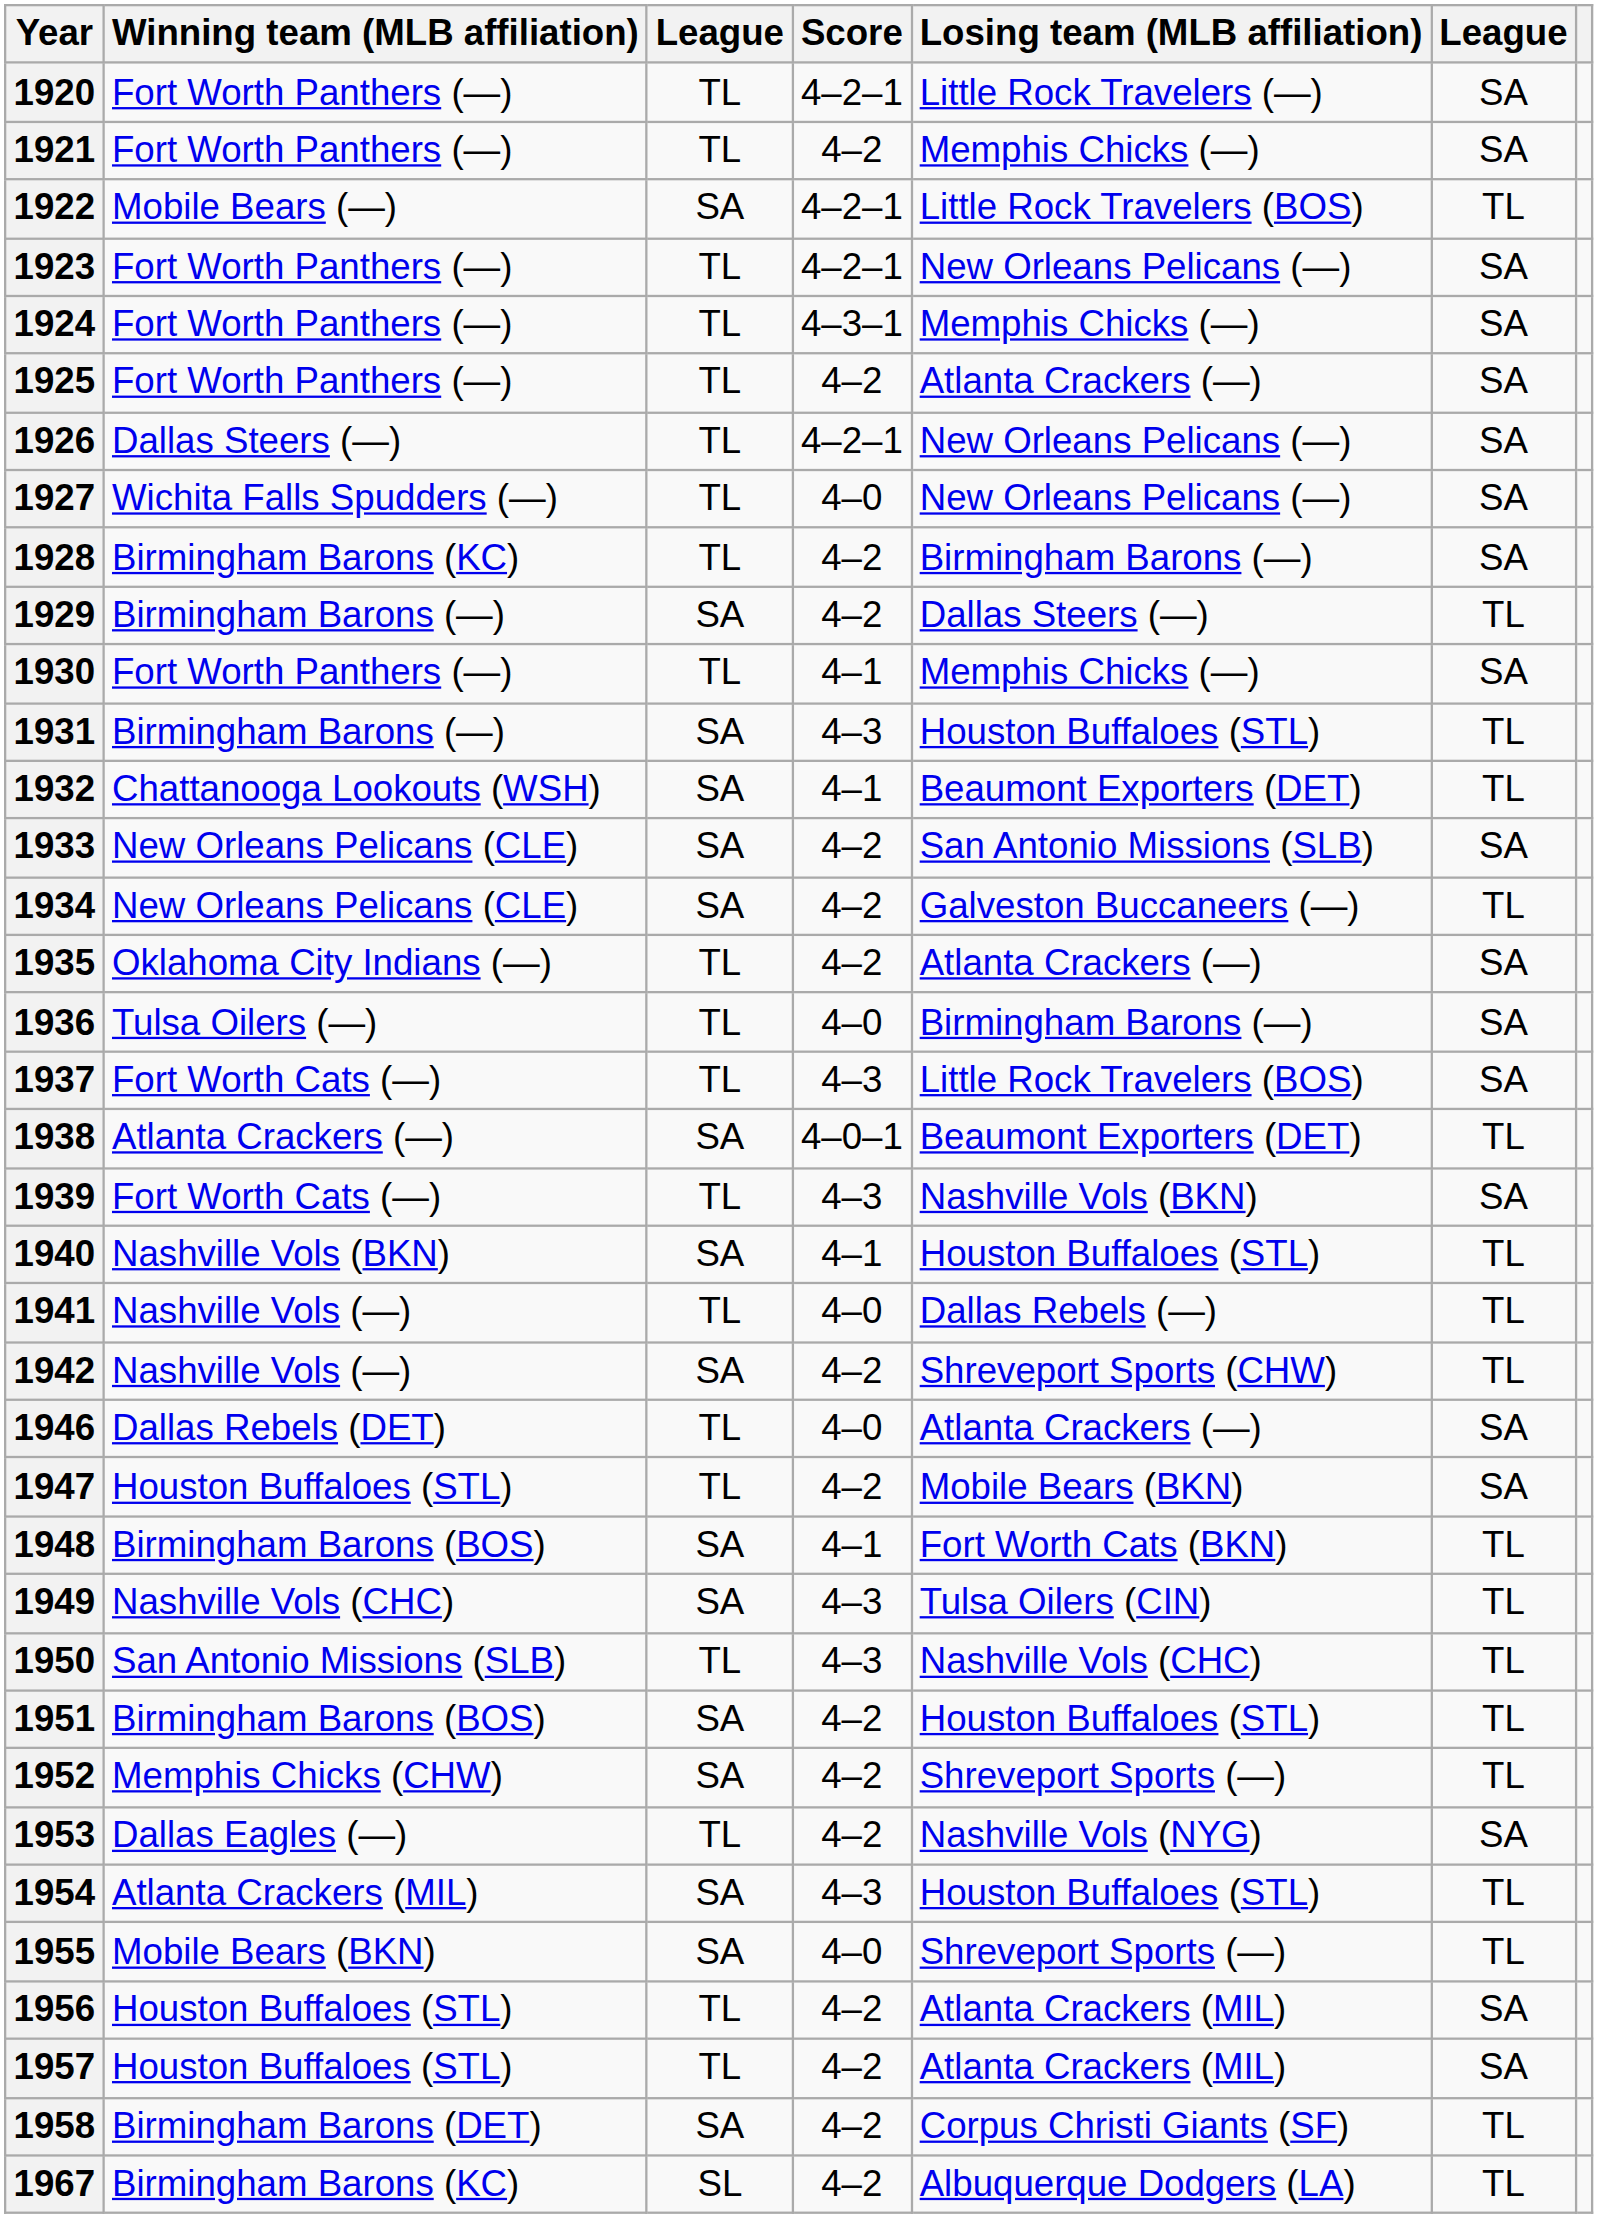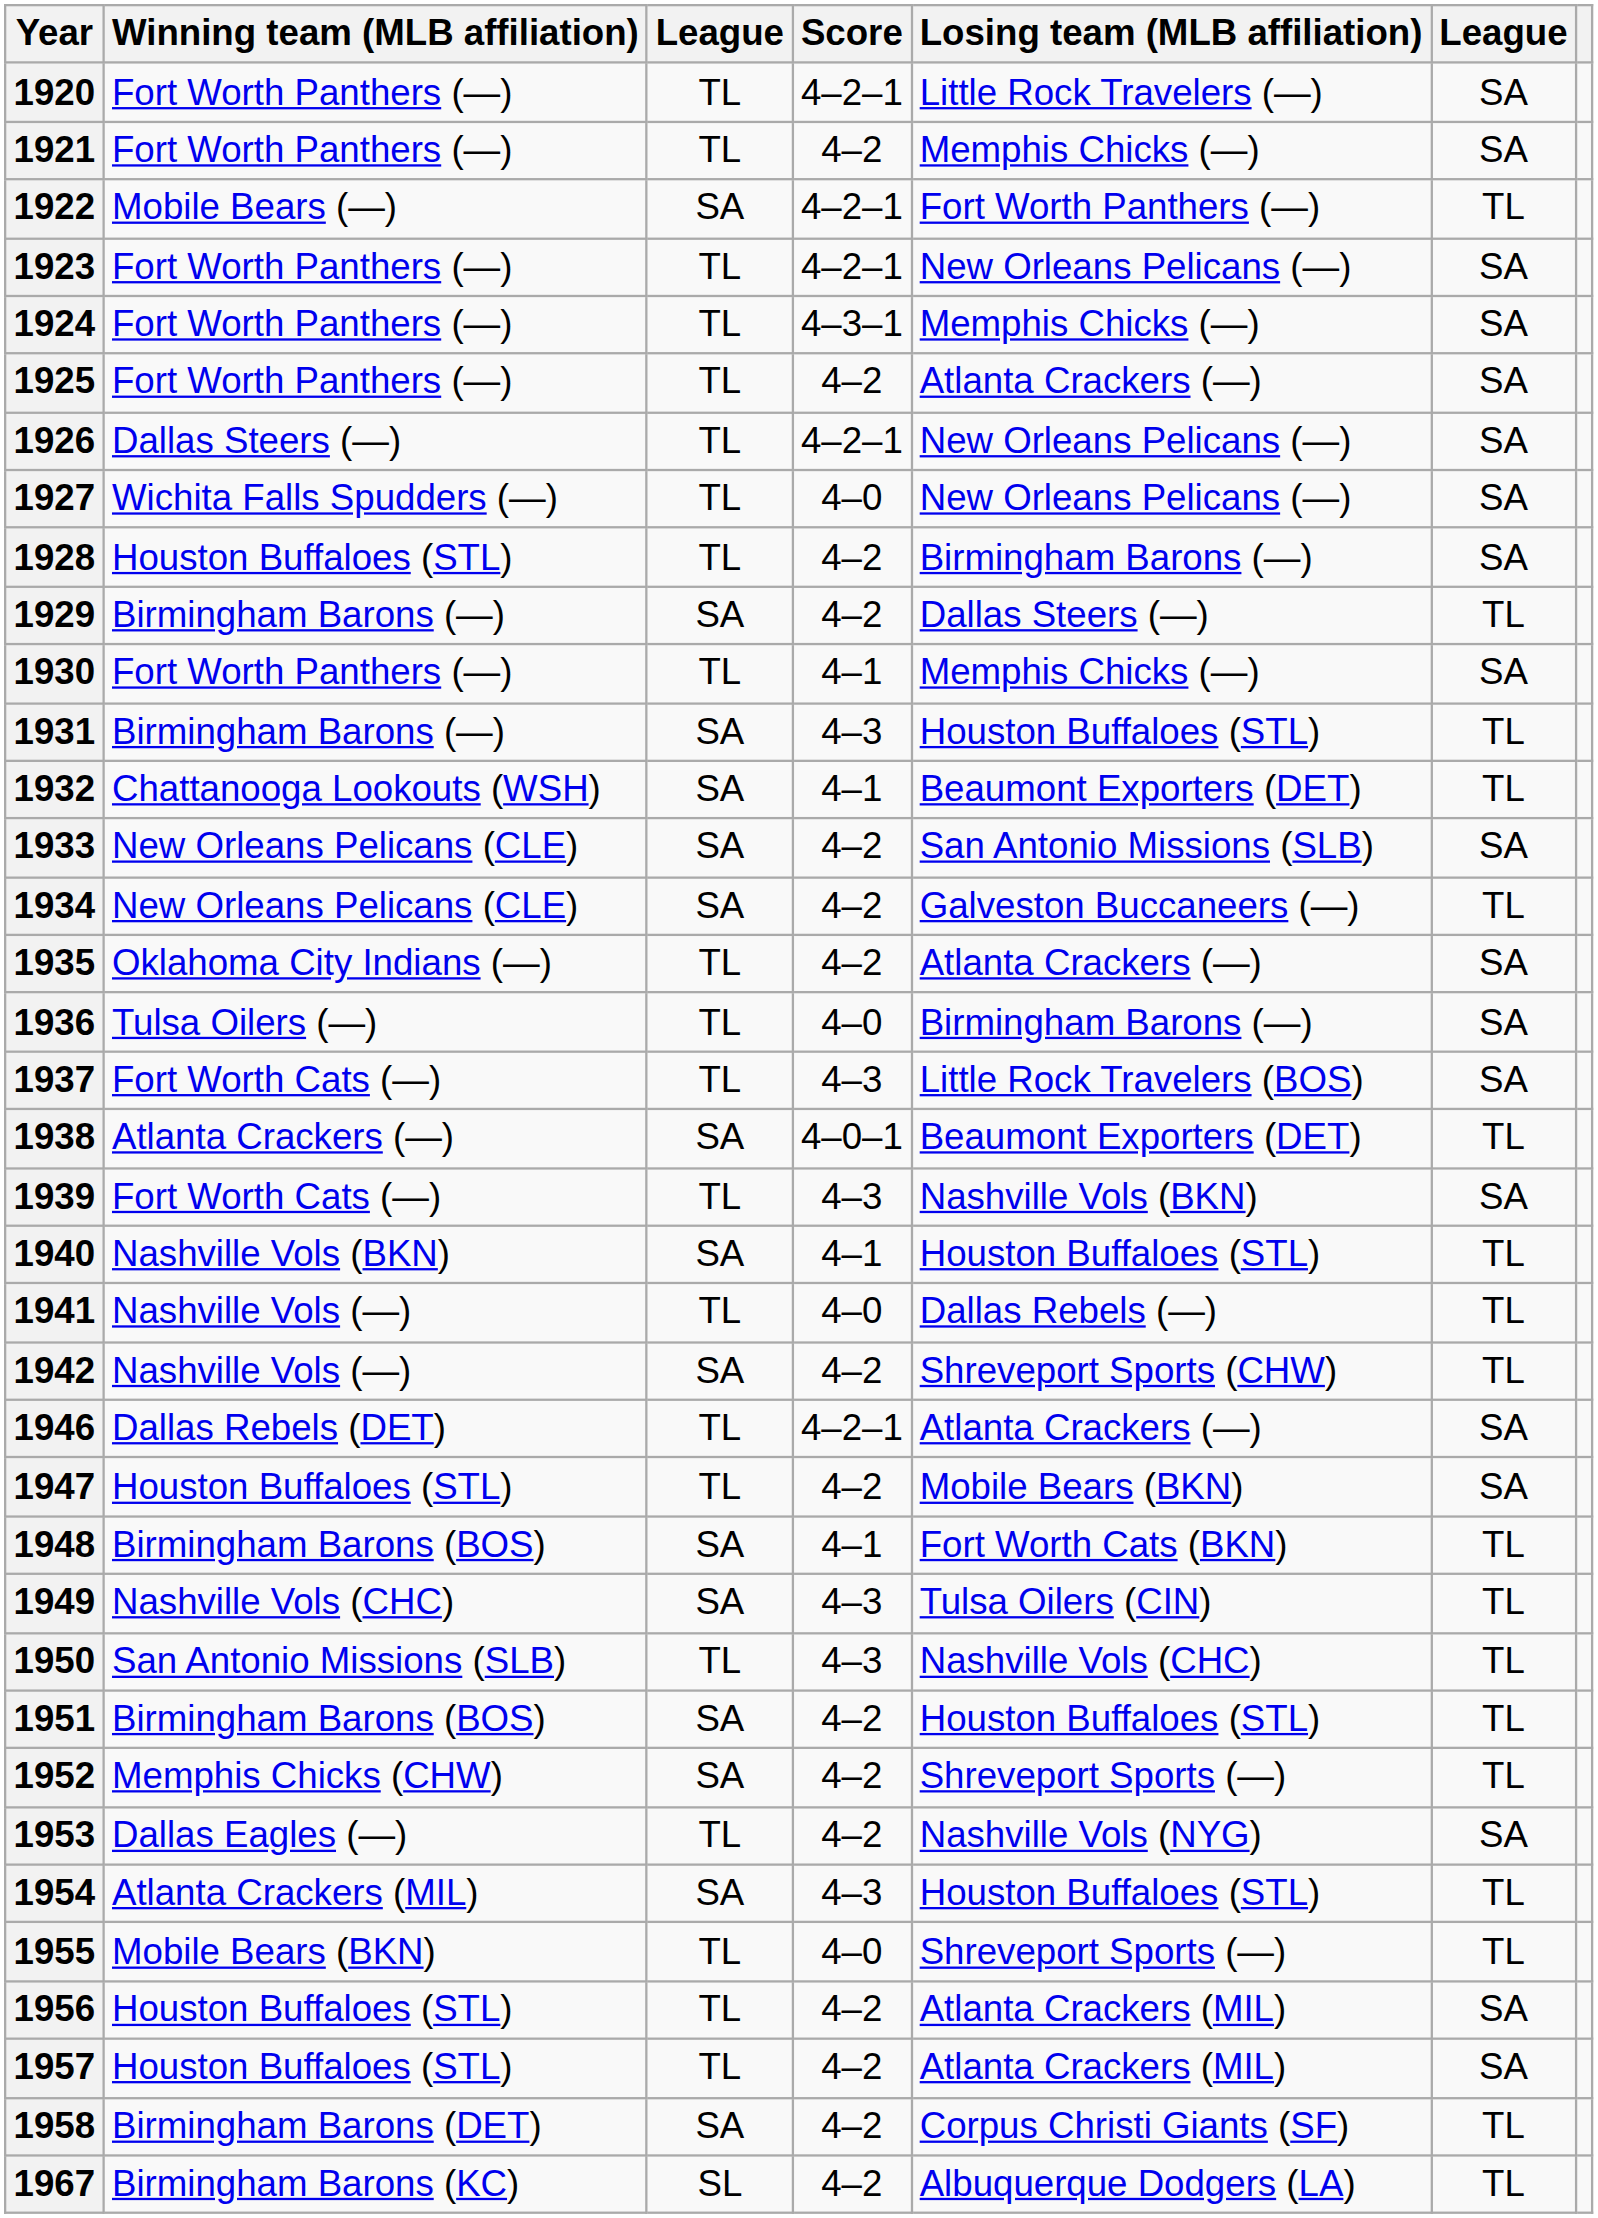(1142, 207) Little Rock Travelers (BOS) -> (1120, 207) Fort Worth Panthers (—)
(316, 556) Birmingham Barons (KC) -> (312, 556) Houston Buffaloes (STL)
(852, 1428) 4–0 -> (852, 1428) 4–2–1
(720, 1951) SA -> (720, 1951) TL
